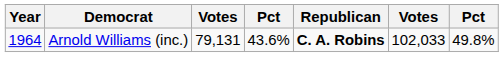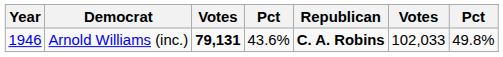(25, 40) 1964 -> (25, 40) 1946
(218, 40) normal -> (218, 40) bold
